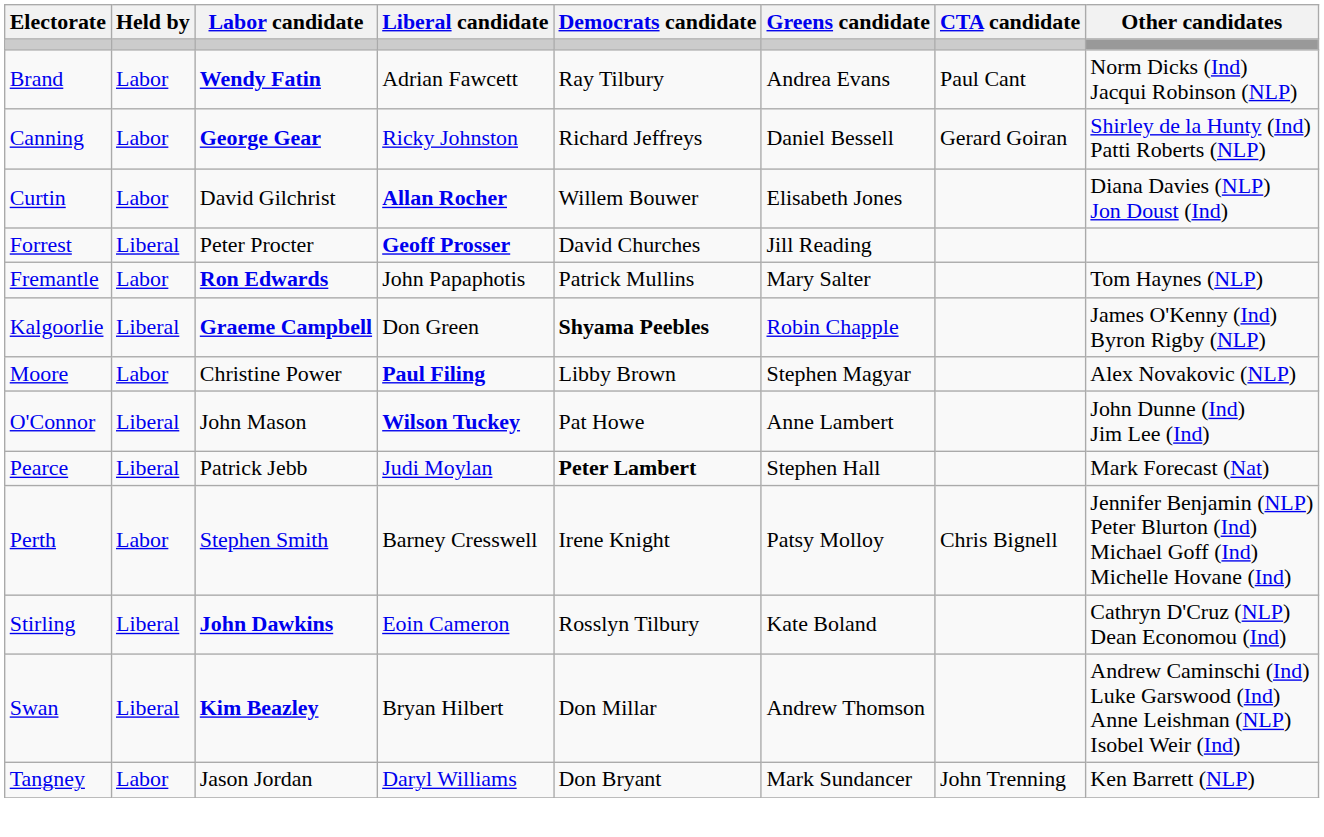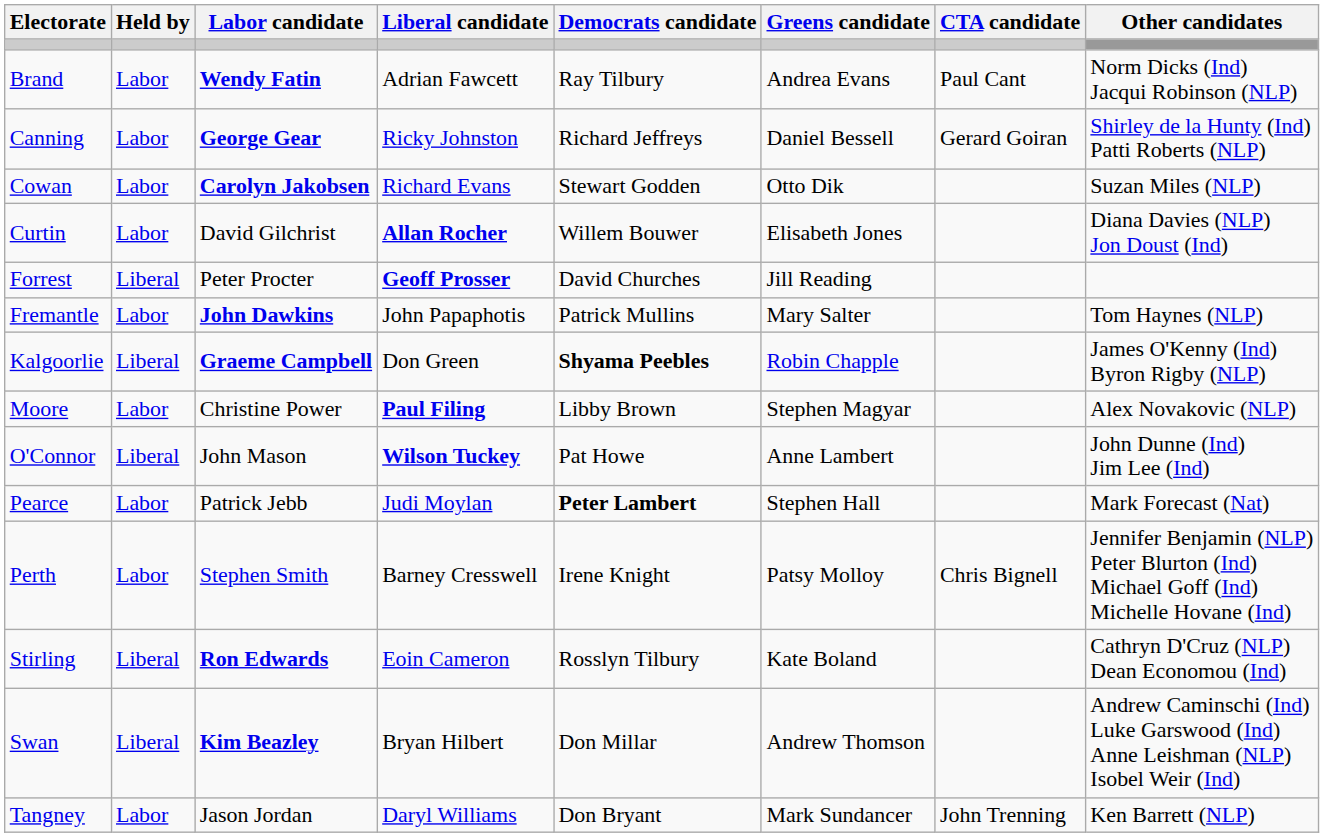+ row: (41, 185)
(264, 279) Ron Edwards -> (267, 314) John Dawkins
(148, 468) Liberal -> (142, 502) Labor
(267, 623) John Dawkins -> (264, 658) Ron Edwards
